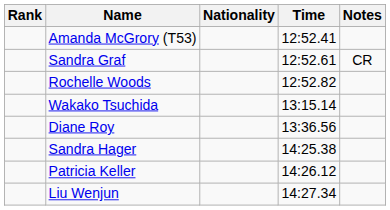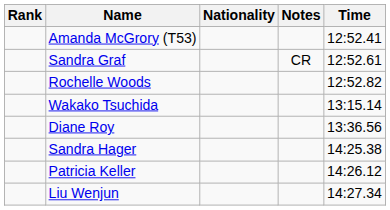columns swapped: (309, 15) <-> (362, 15)
